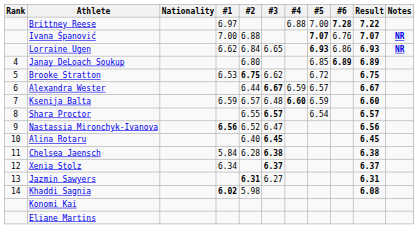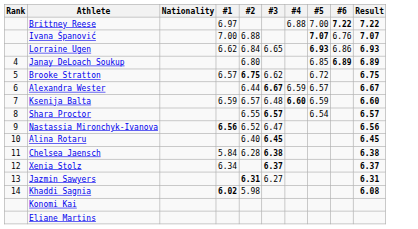- column: (400, 11)
(342, 24) 7.28 -> (342, 24) 7.22
(228, 75) 6.53 -> (228, 75) 6.57
